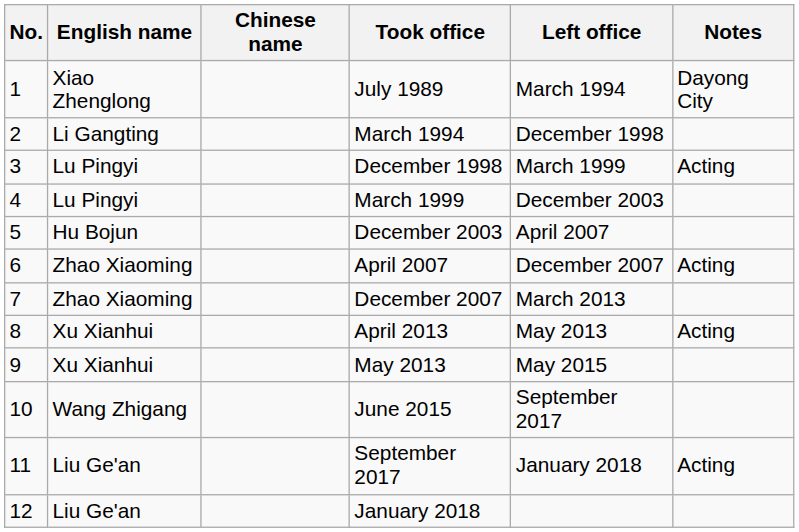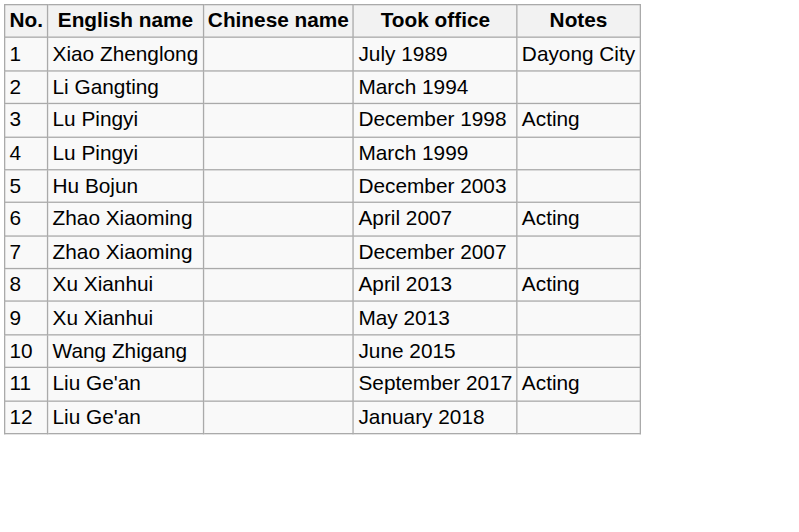- column: (592, 32)
